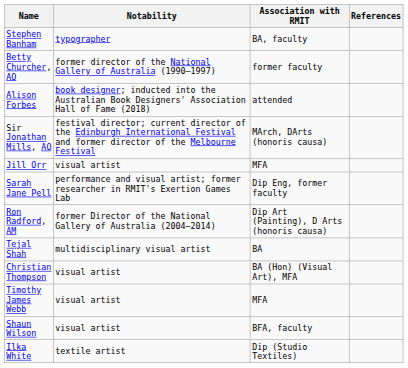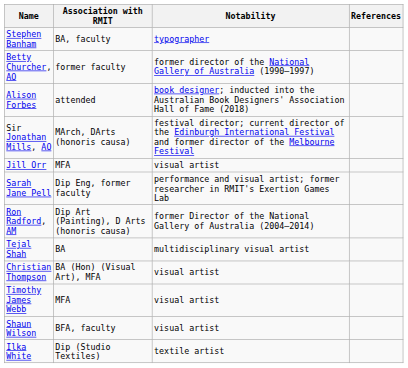columns swapped: (300, 16) <-> (152, 16)
